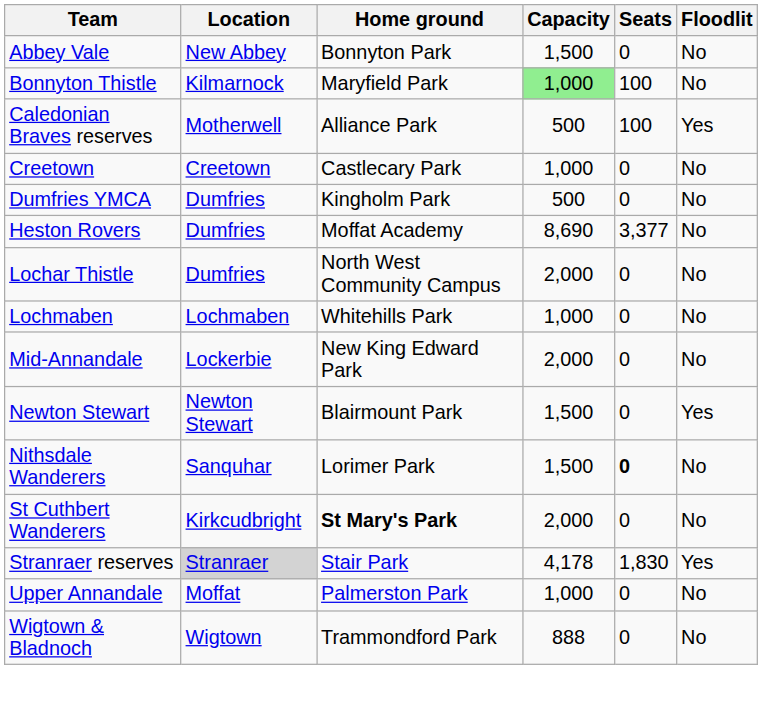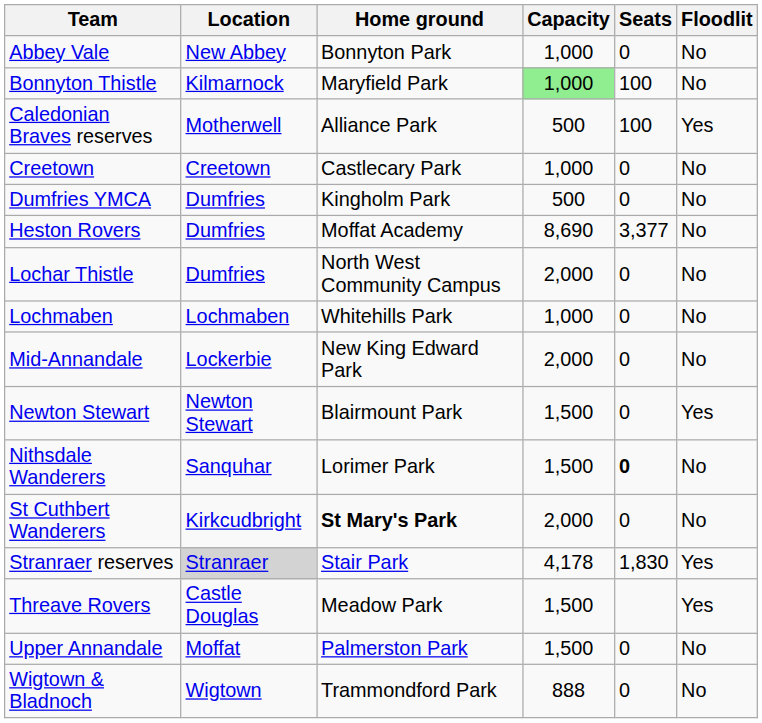(568, 51) 1,500 -> (568, 51) 1,000
+ row: (80, 605)
(568, 594) 1,000 -> (568, 648) 1,500
